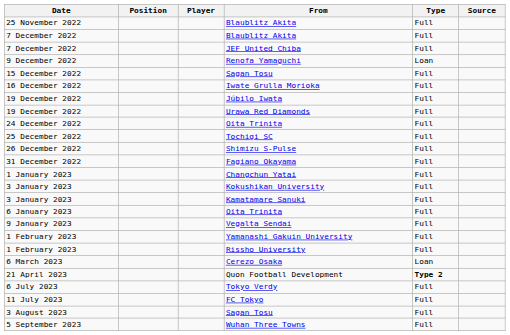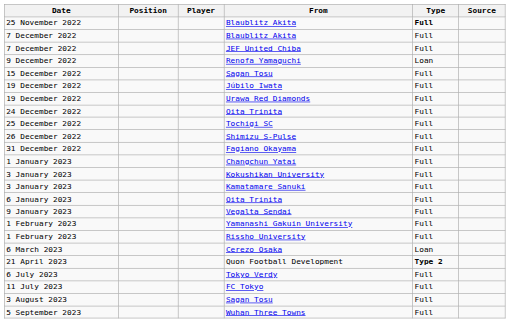(424, 23) normal -> (424, 23) bold
- row: (44, 86)
